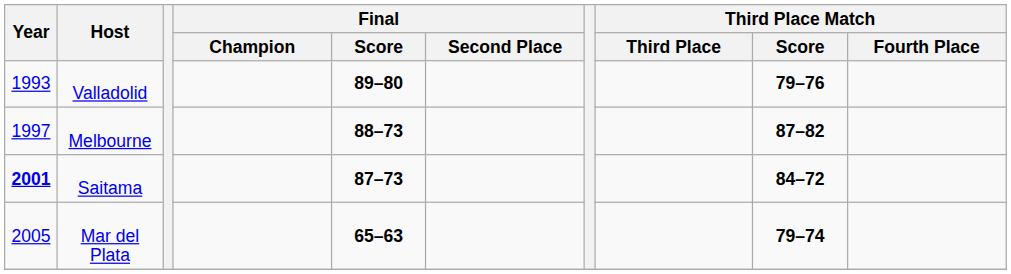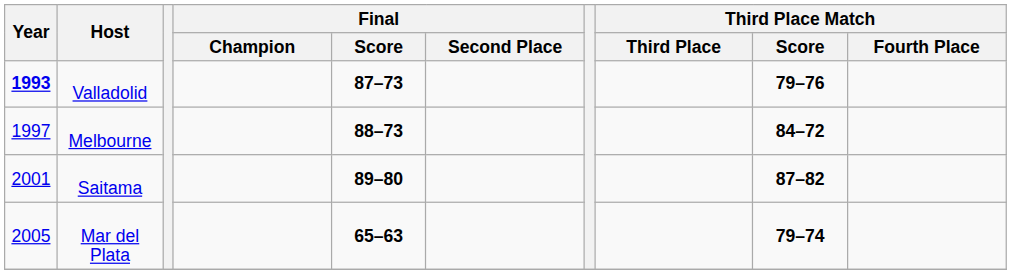(31, 84) normal -> (31, 84) bold
(379, 84) 89–80 -> (379, 84) 87–73
(800, 131) 87–82 -> (800, 131) 84–72
(31, 179) bold -> (31, 179) normal
(379, 179) 87–73 -> (379, 179) 89–80
(800, 179) 84–72 -> (800, 179) 87–82
